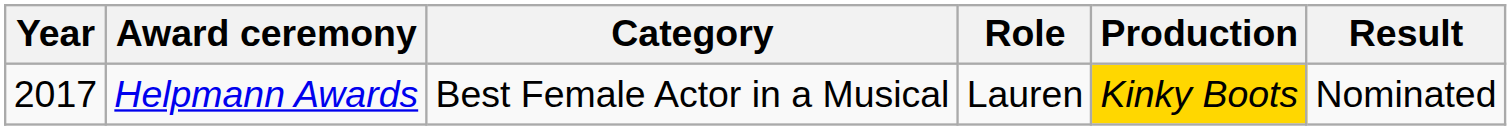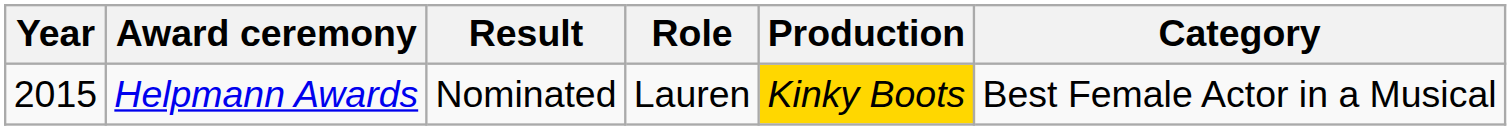columns swapped: (692, 34) <-> (1406, 34)
(55, 93) 2017 -> (55, 93) 2015
